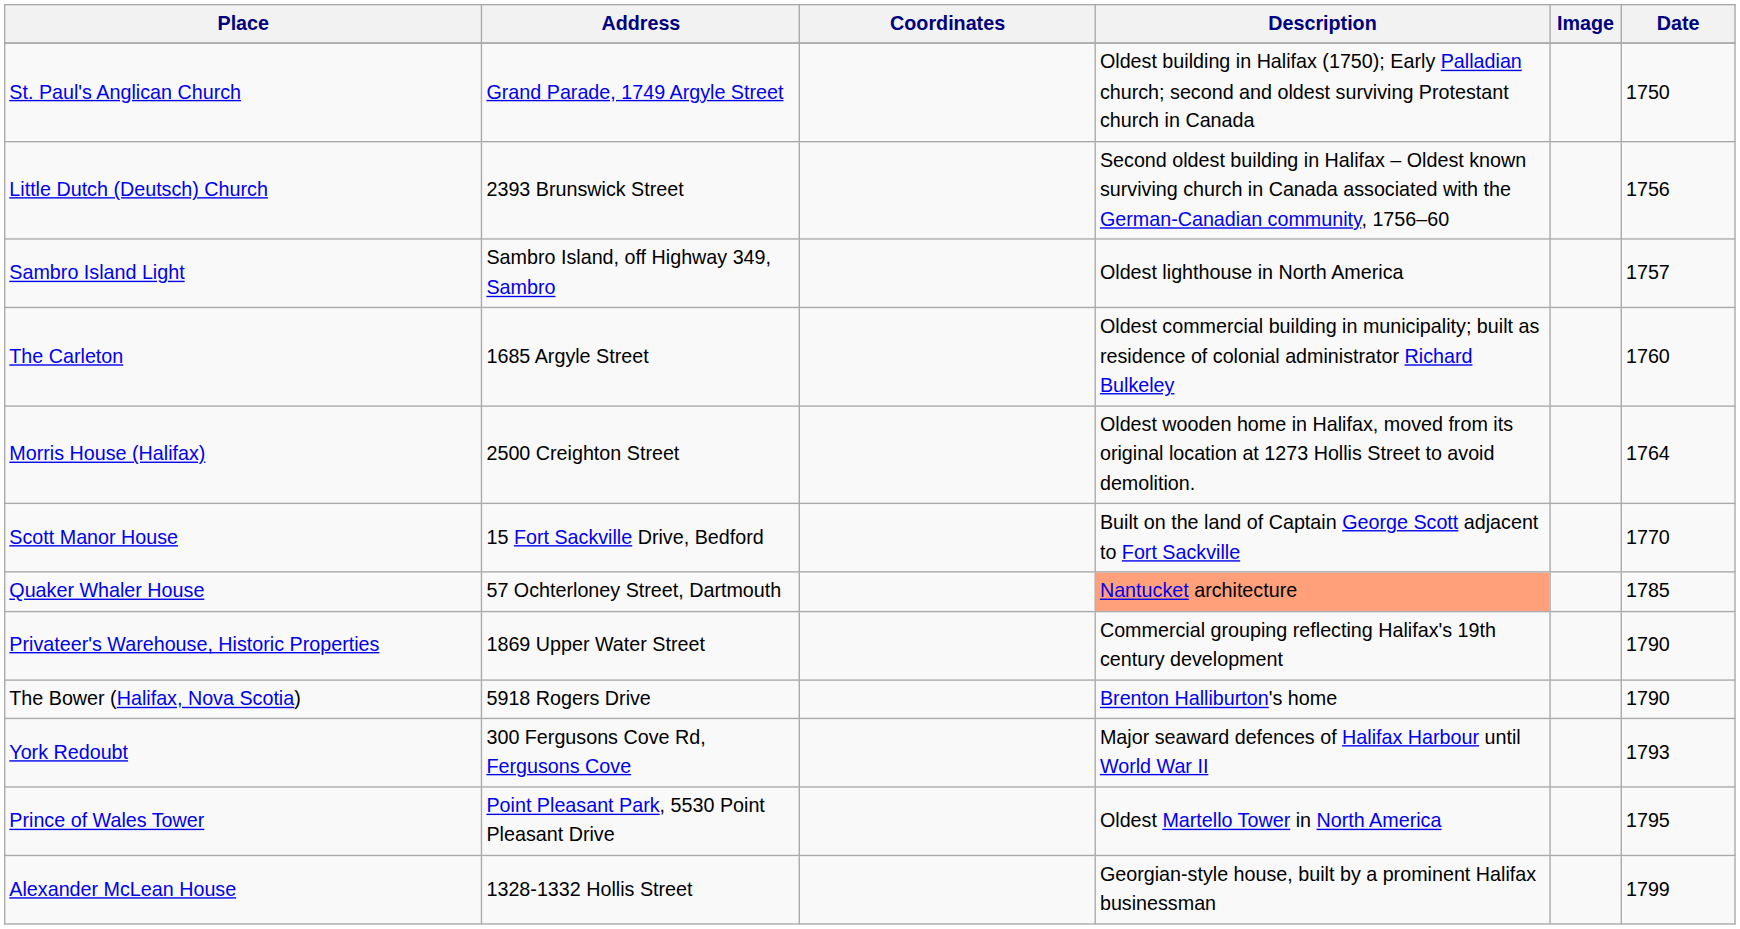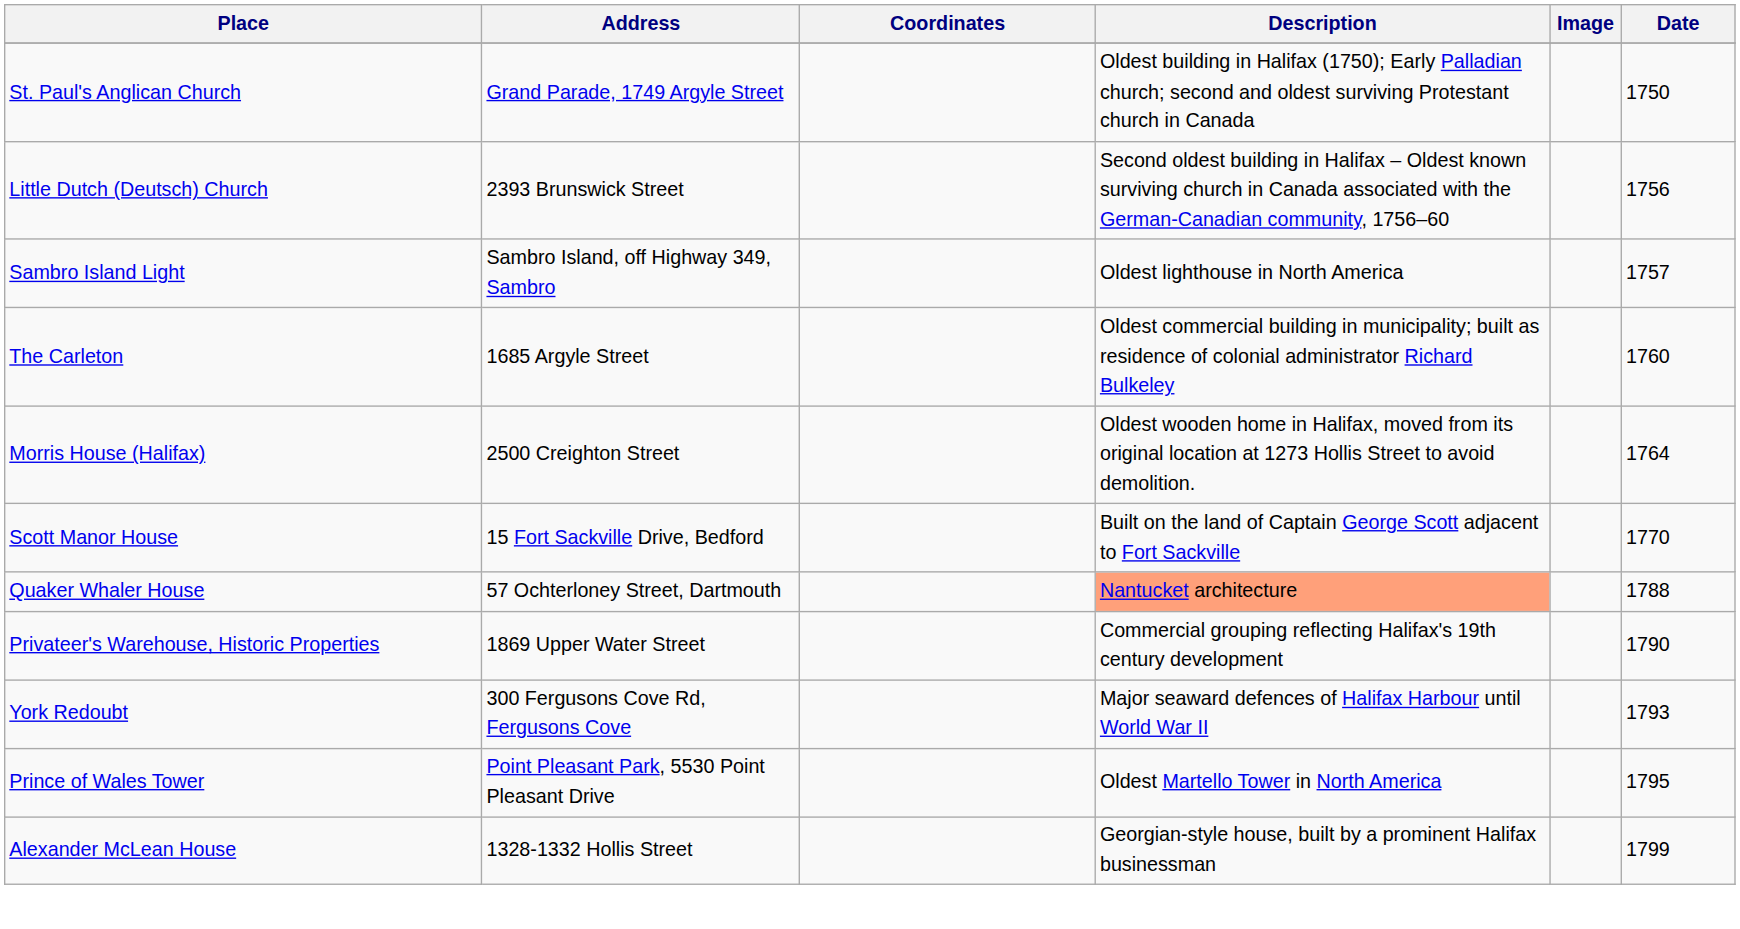(1648, 591) 1785 -> (1648, 591) 1788
- row: (155, 698)
